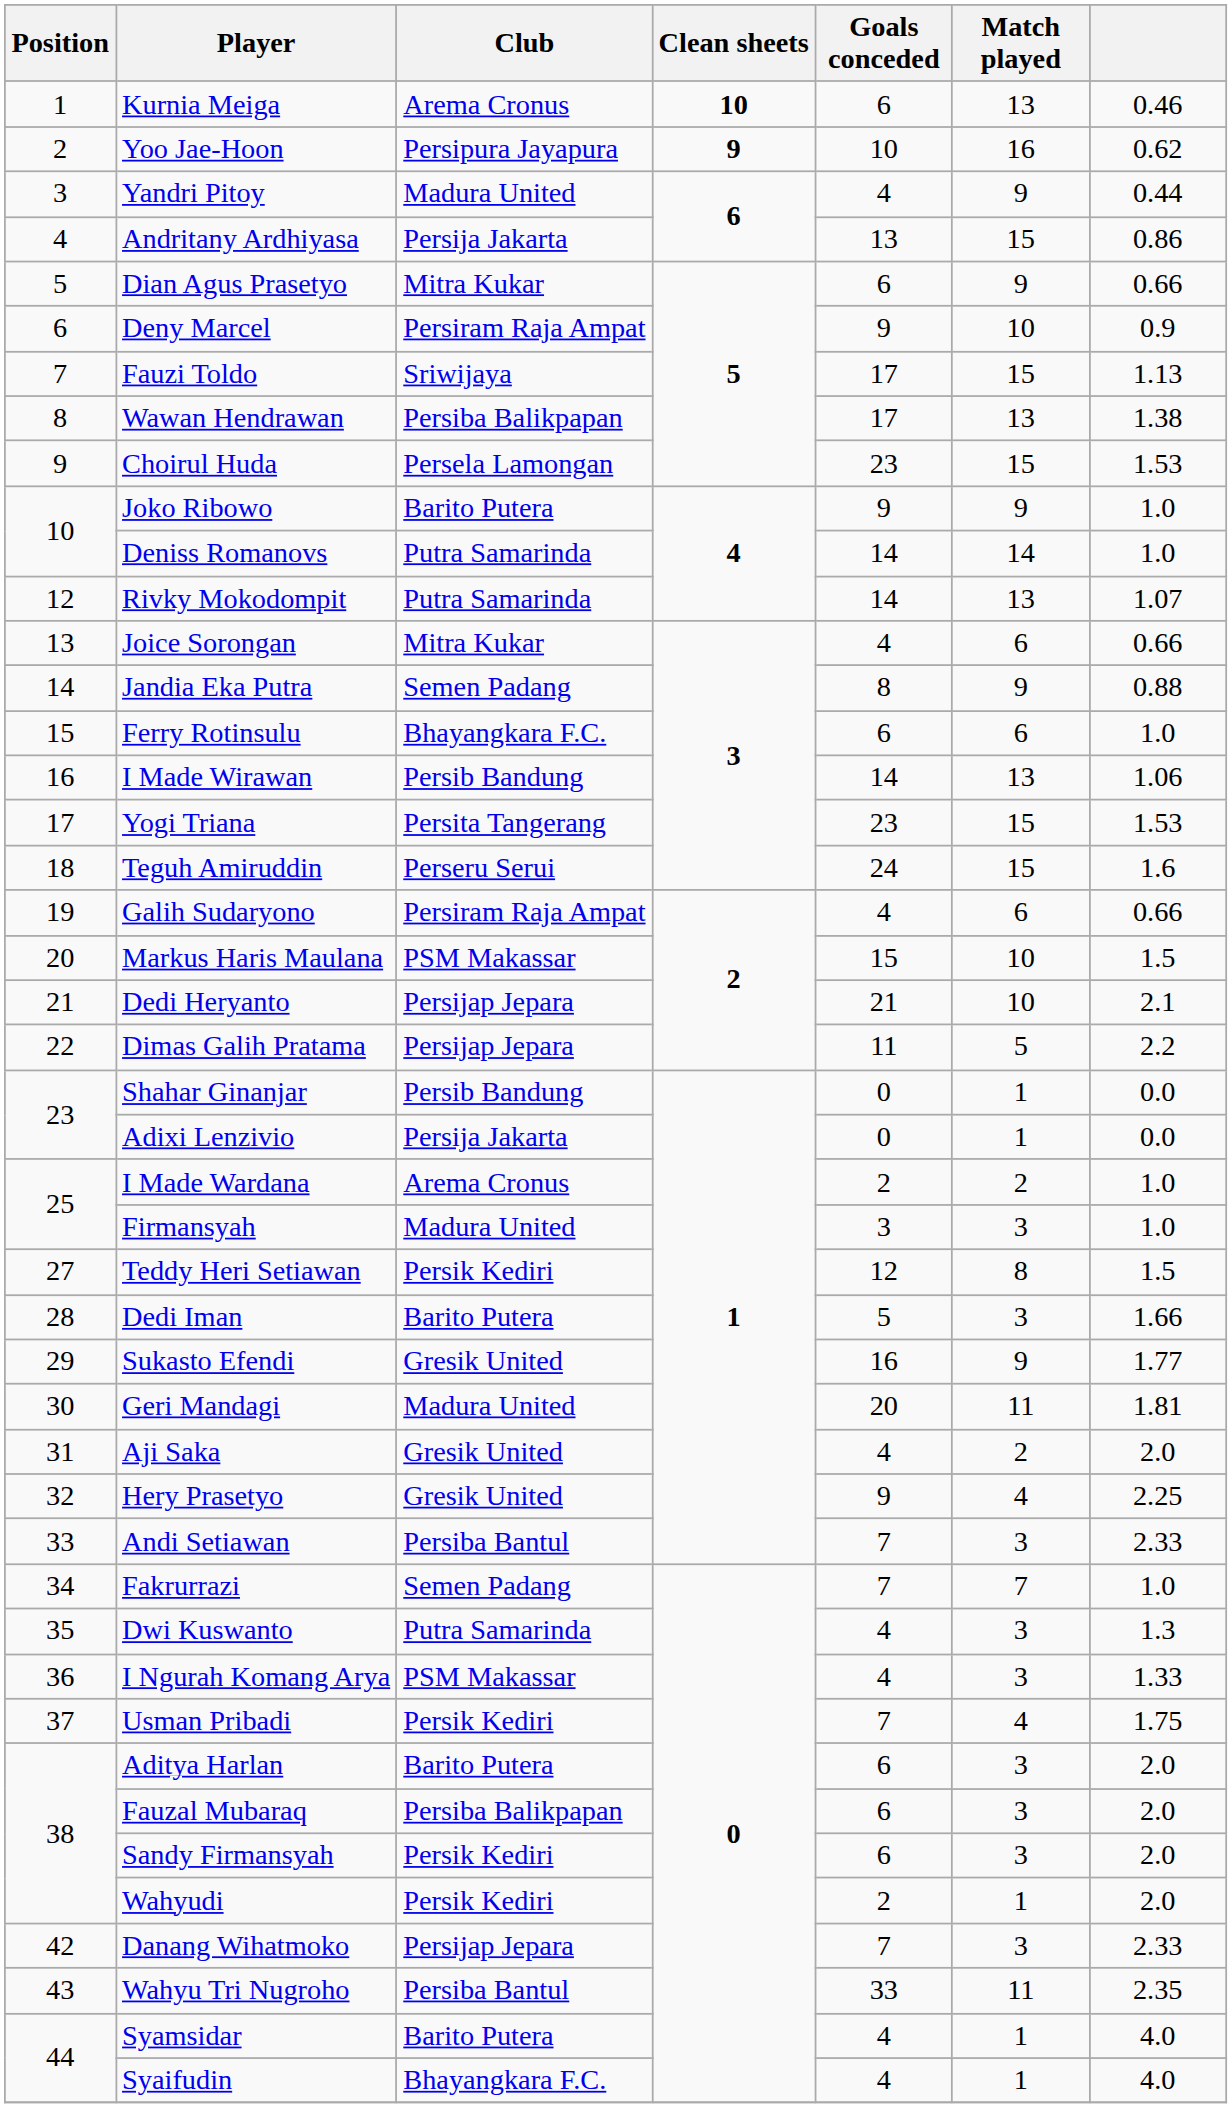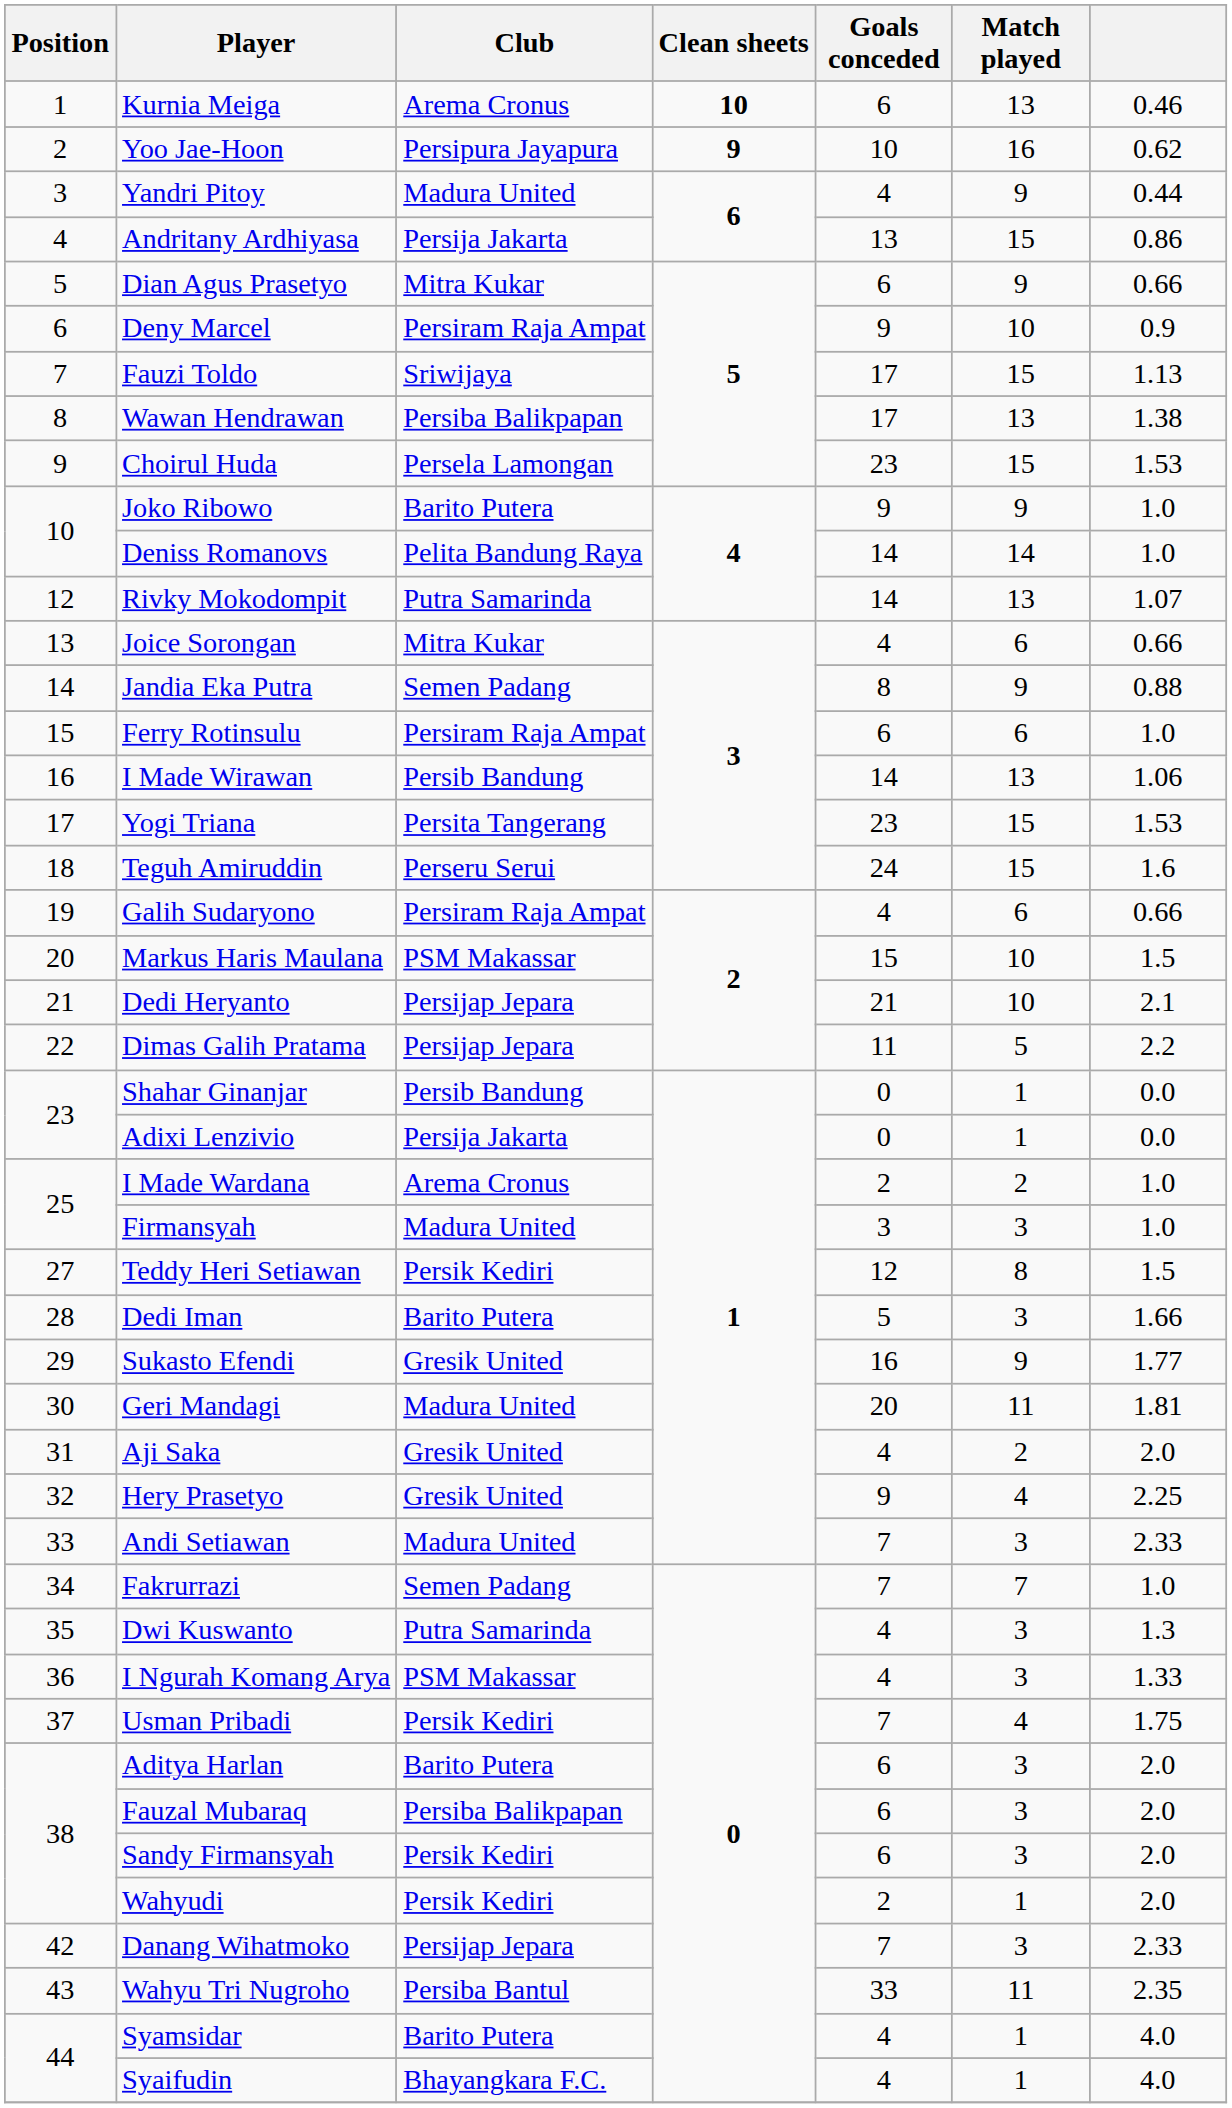(497, 552) Putra Samarinda -> (523, 552) Pelita Bandung Raya
(505, 732) Bhayangkara F.C. -> (524, 732) Persiram Raja Ampat
(486, 1540) Persiba Bantul -> (489, 1540) Madura United
